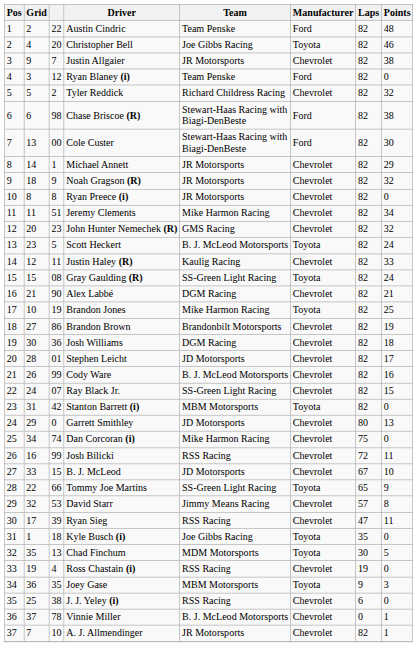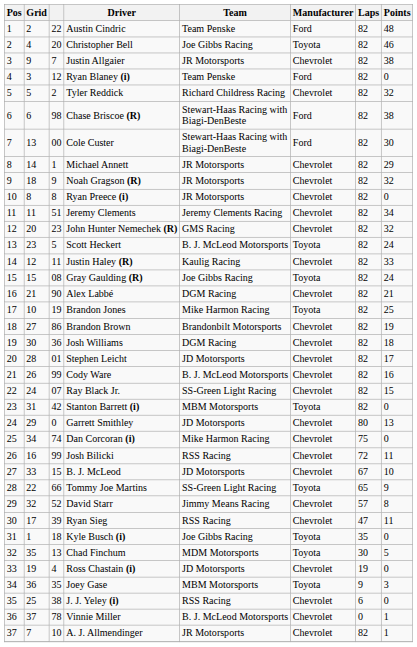(226, 213) Mike Harmon Racing -> (232, 213) Jeremy Clements Racing
(229, 277) SS-Green Light Racing -> (217, 277) Joe Gibbs Racing
(57, 503) 53 -> (57, 503) 52
(206, 568) RSS Racing -> (213, 568) JD Motorsports
